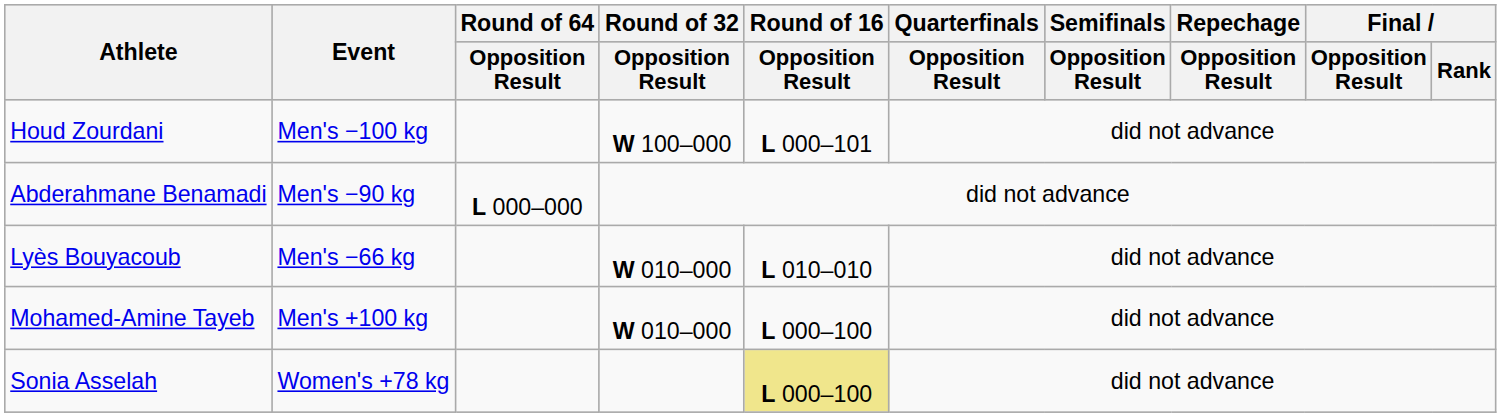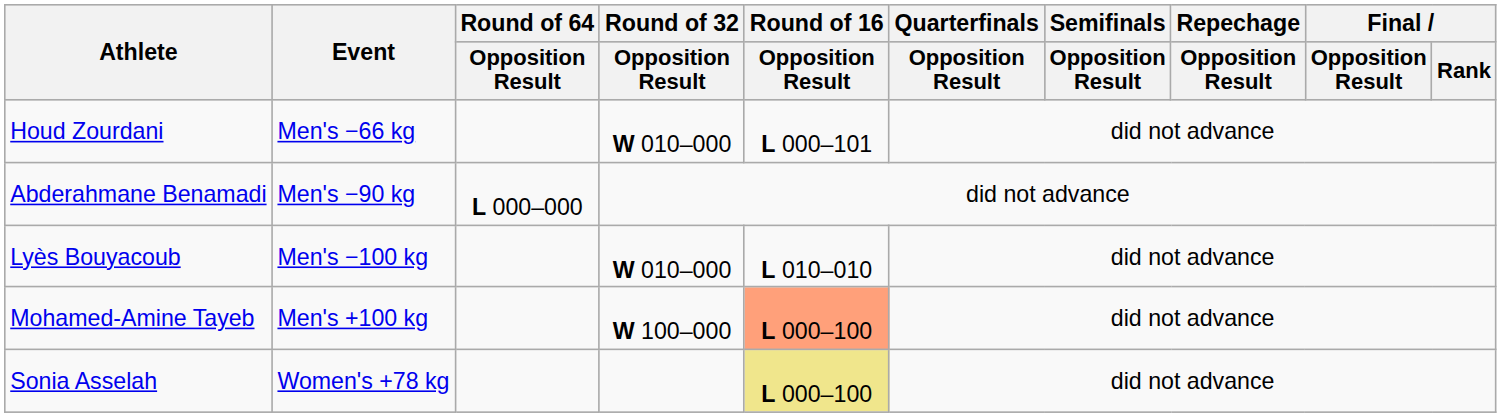(353, 132) Men's −100 kg -> (346, 132) Men's −66 kg
(672, 145) W 100–000 -> (672, 145) W 010–000
(346, 257) Men's −66 kg -> (353, 257) Men's −100 kg
(672, 332) W 010–000 -> (672, 332) W 100–000
(817, 332) no background -> (817, 332) lightsalmon background
